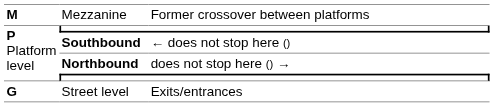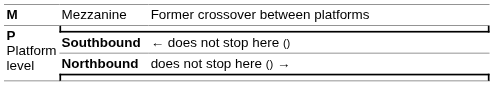- row: (95, 91)
